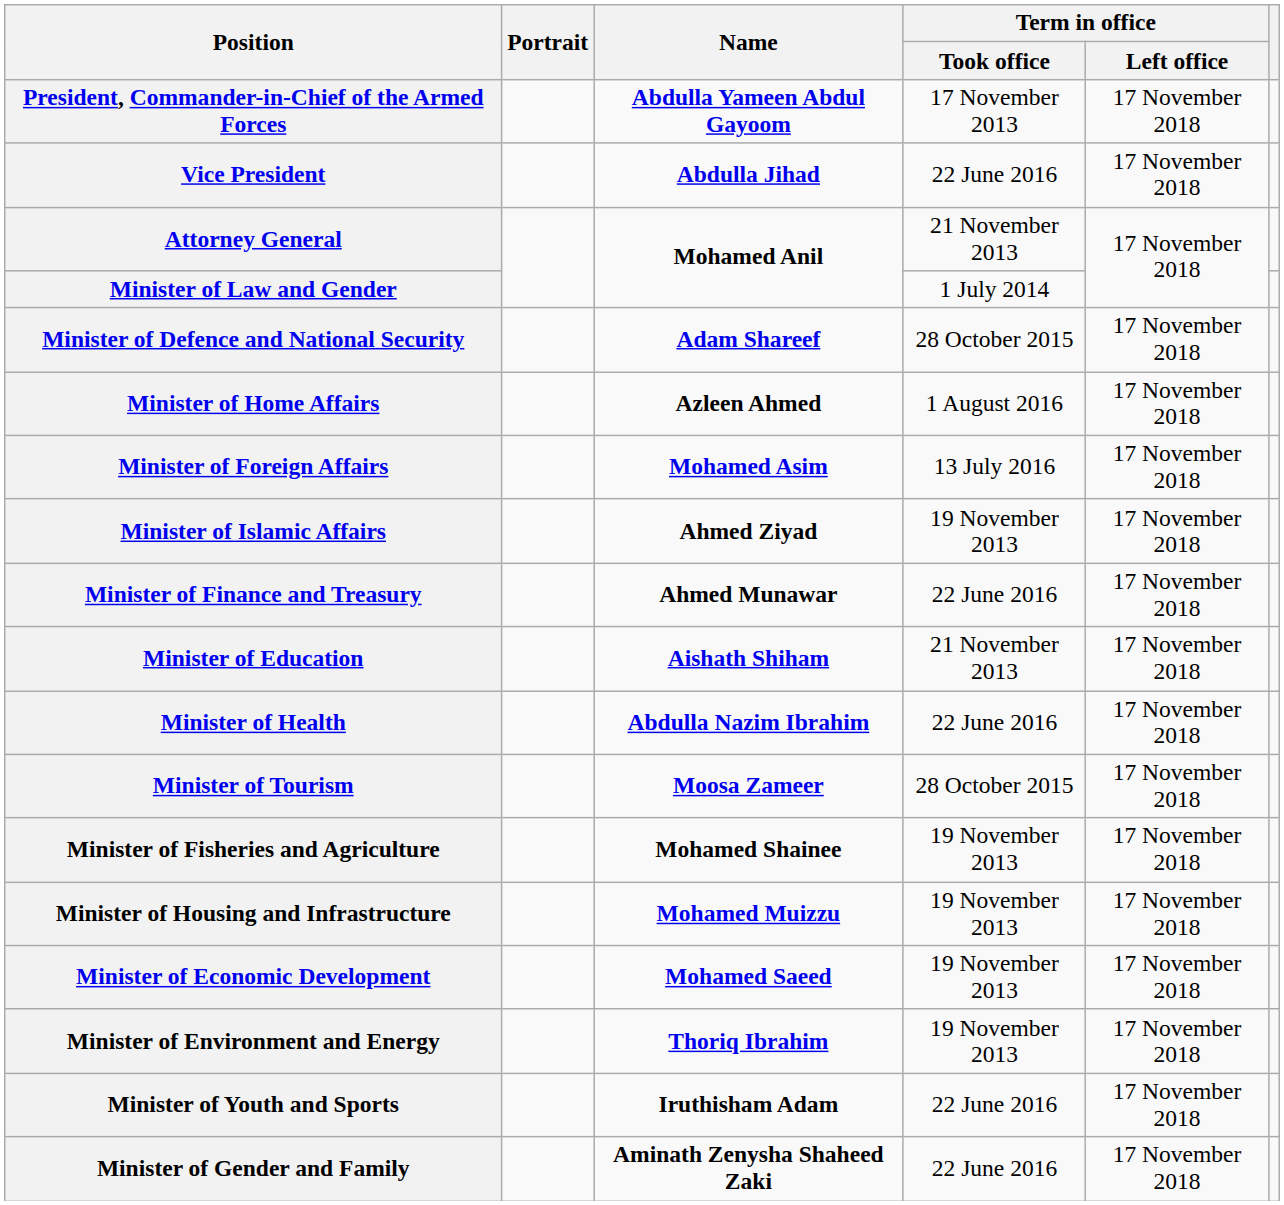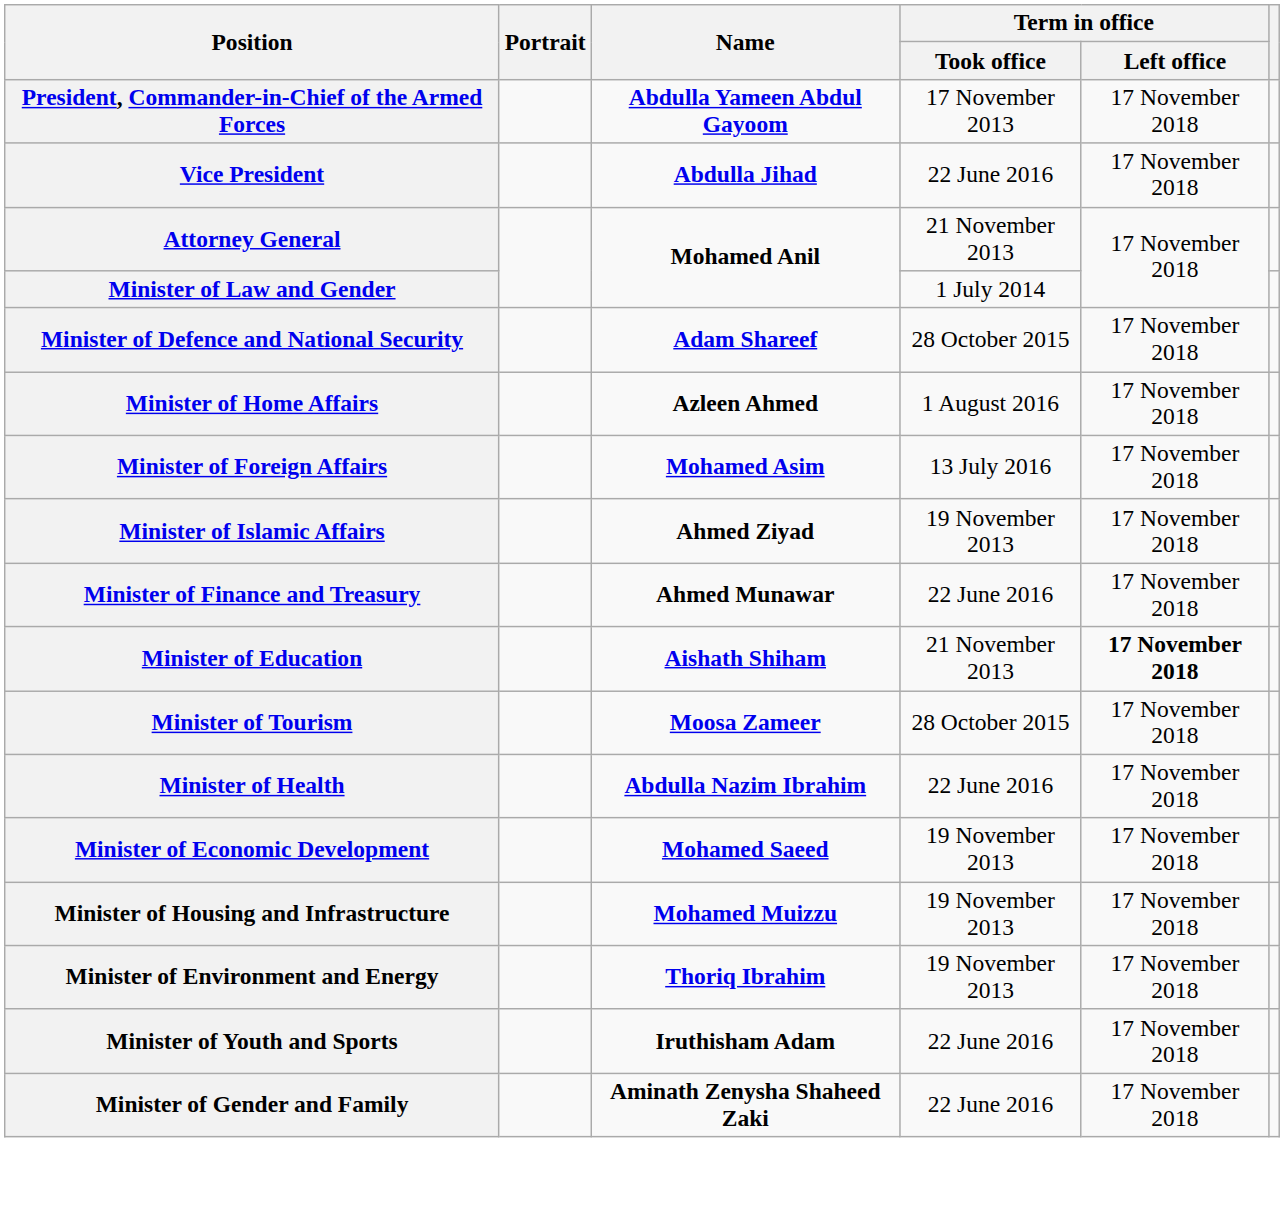(1177, 658) normal -> (1175, 658) bold
rows swapped: (253, 722) <-> (253, 785)
- row: (253, 849)
rows swapped: (253, 977) <-> (253, 913)
